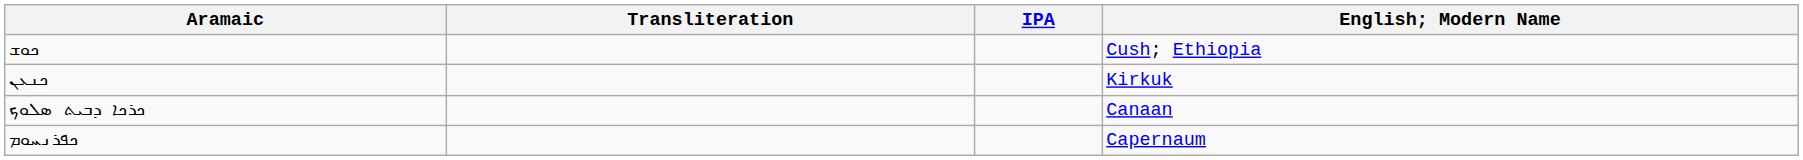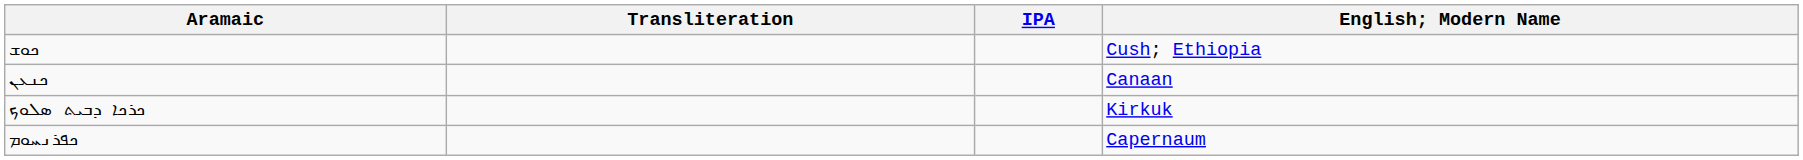(1139, 80) Kirkuk -> (1139, 80) Canaan
(1139, 110) Canaan -> (1139, 110) Kirkuk
